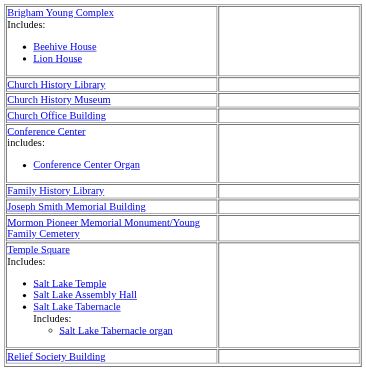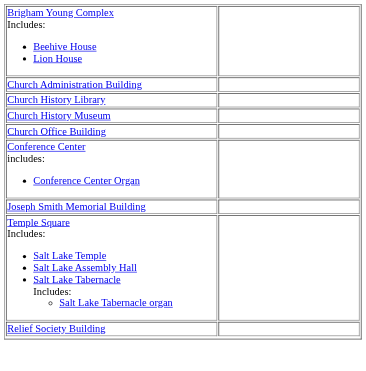+ row: (75, 84)
- row: (56, 191)
- row: (104, 228)
